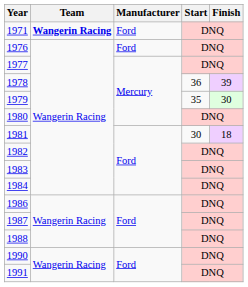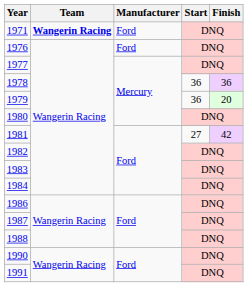(226, 82) 39 -> (226, 82) 36
(196, 100) 35 -> (196, 100) 36
(226, 100) 30 -> (226, 100) 20
(196, 134) 30 -> (196, 134) 27
(226, 134) 18 -> (226, 134) 42
